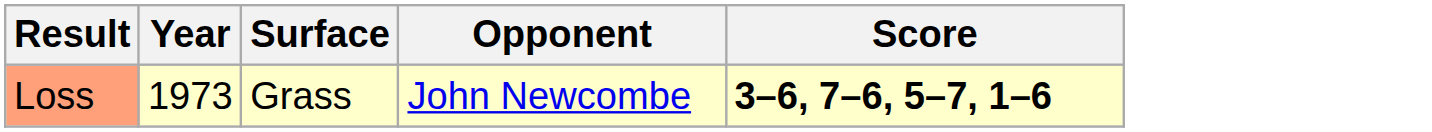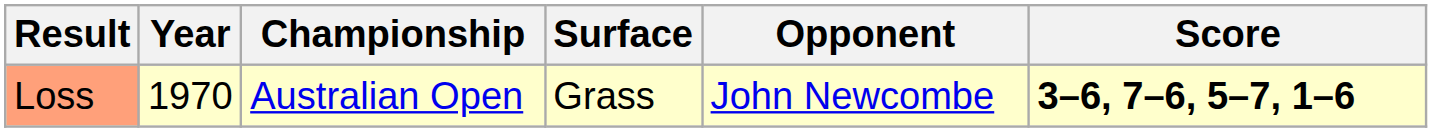+ column: (393, 34)
(190, 95) 1973 -> (190, 95) 1970
